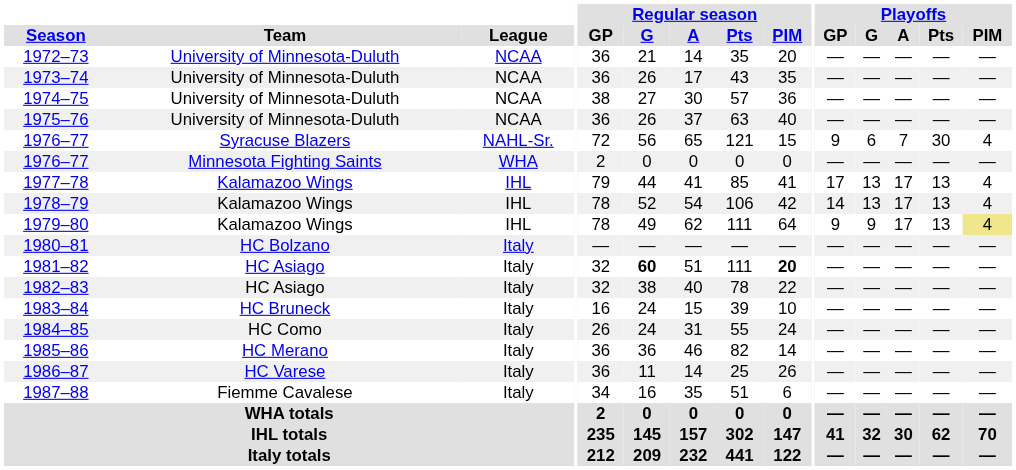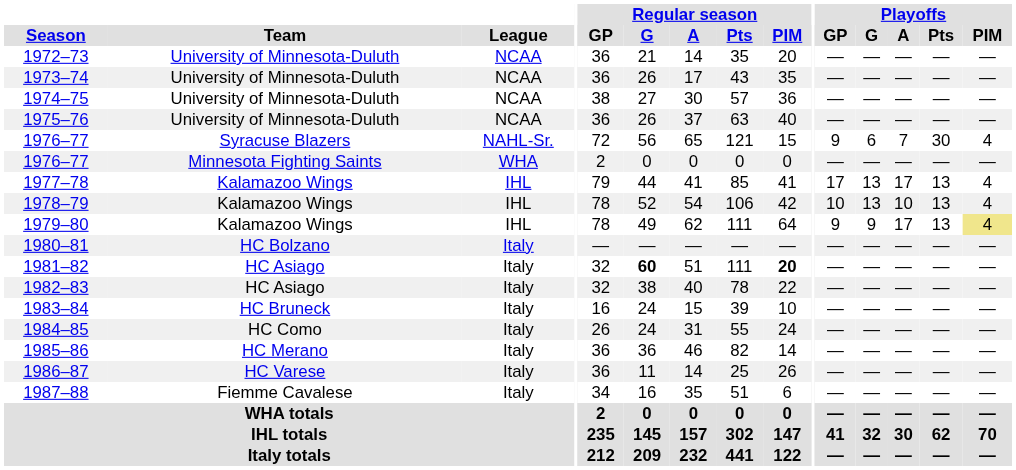(835, 203) 14 -> (835, 203) 10
(903, 203) 17 -> (903, 203) 10
